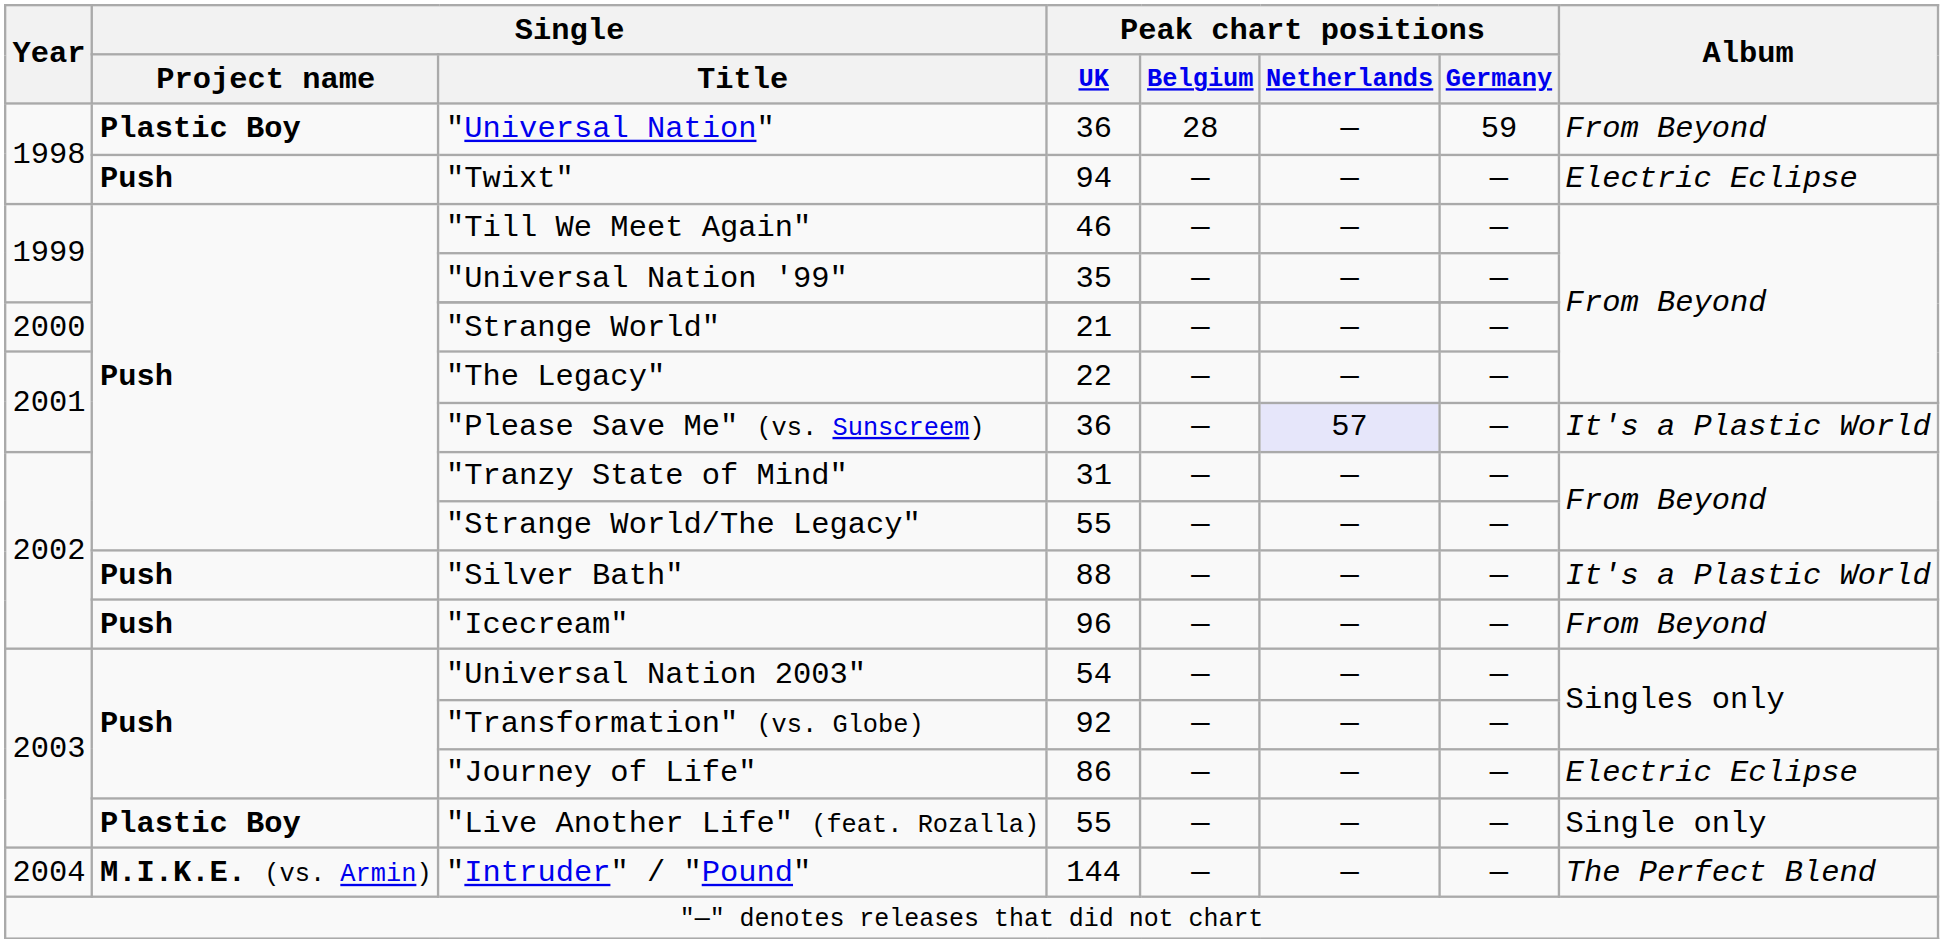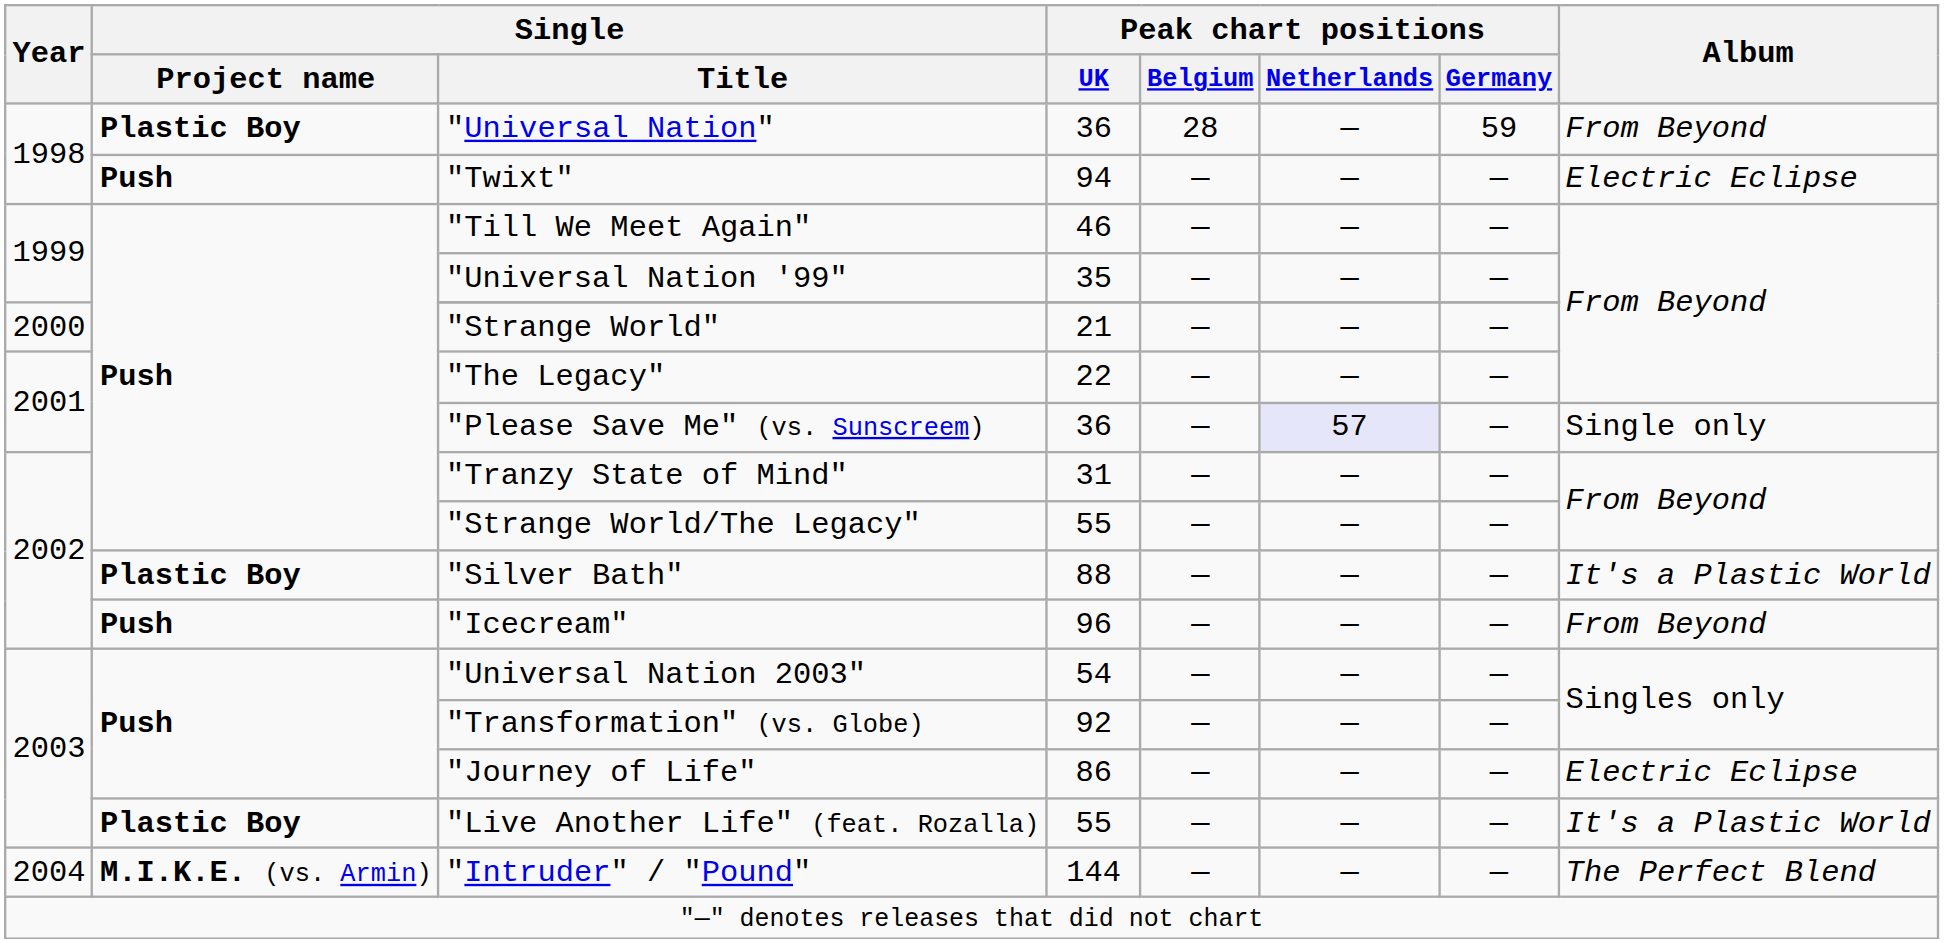(1748, 427) It's a Plastic World -> (1666, 427) Single only
(136, 575) Push -> (200, 575) Plastic Boy
(1666, 823) Single only -> (1748, 823) It's a Plastic World
